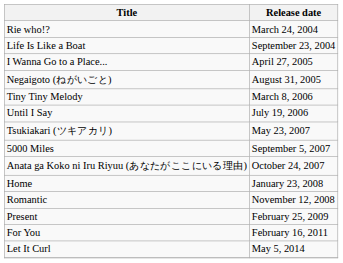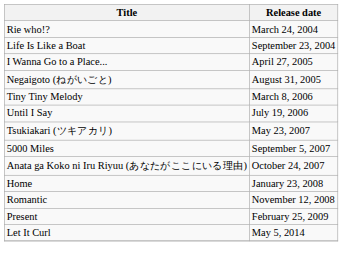- row: (23, 233)
